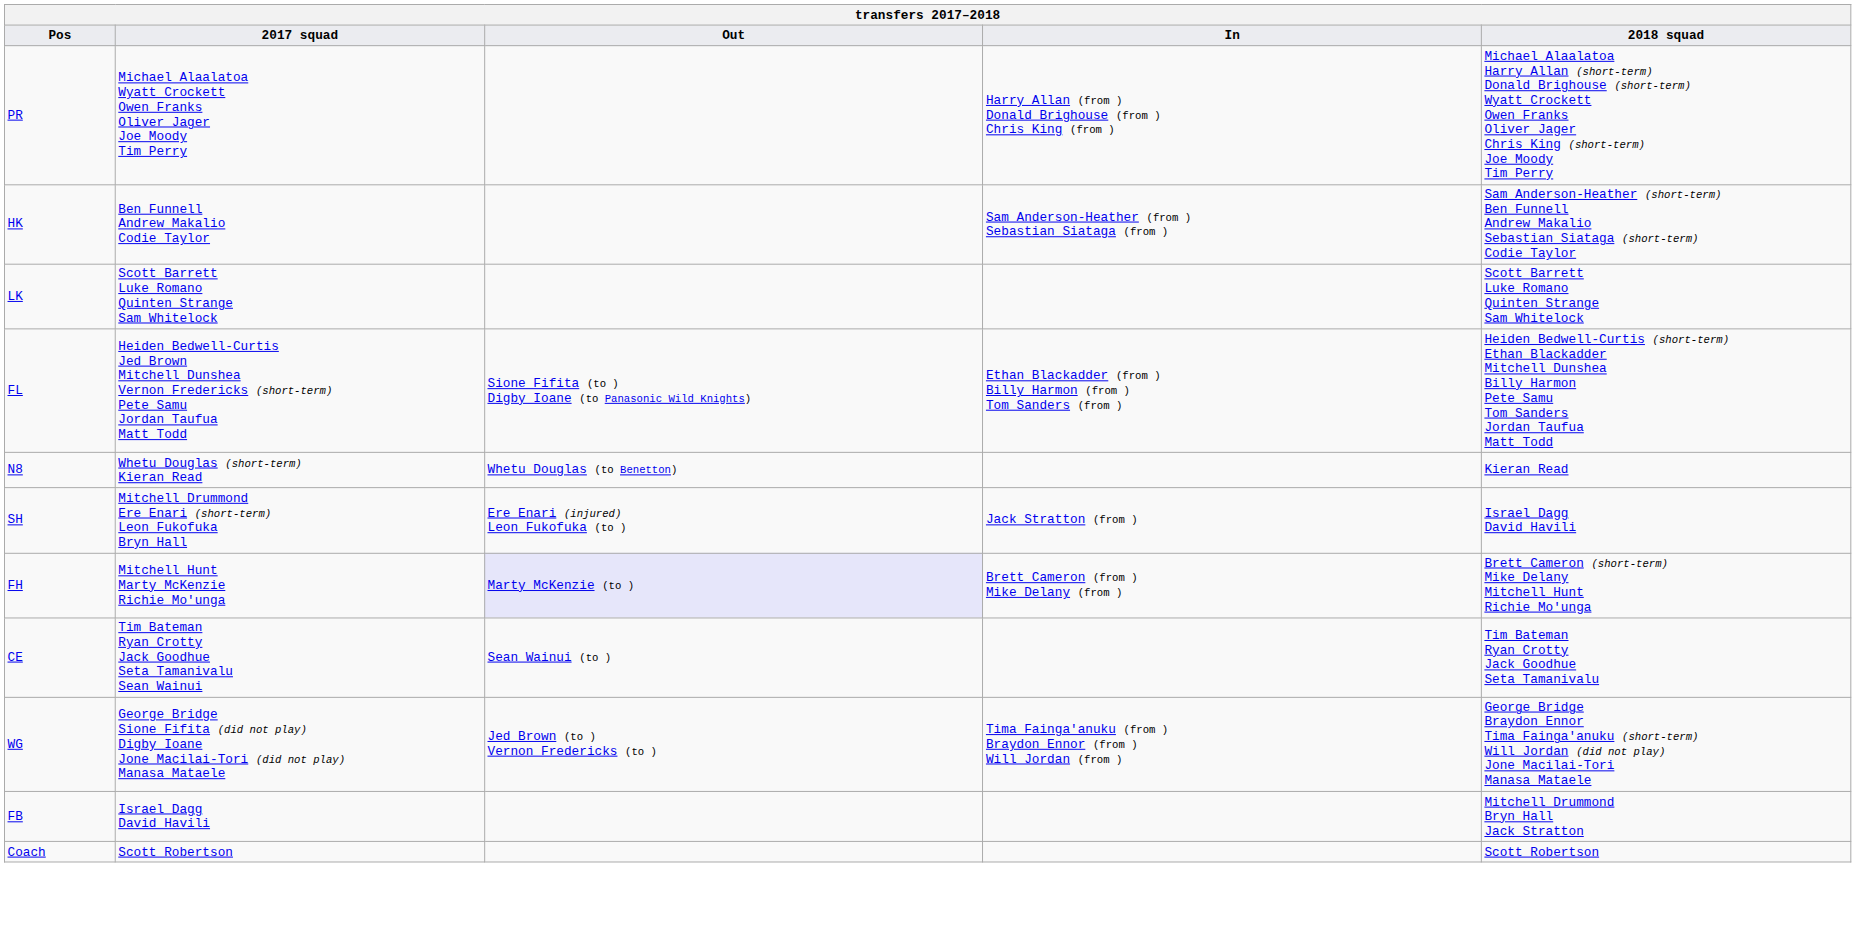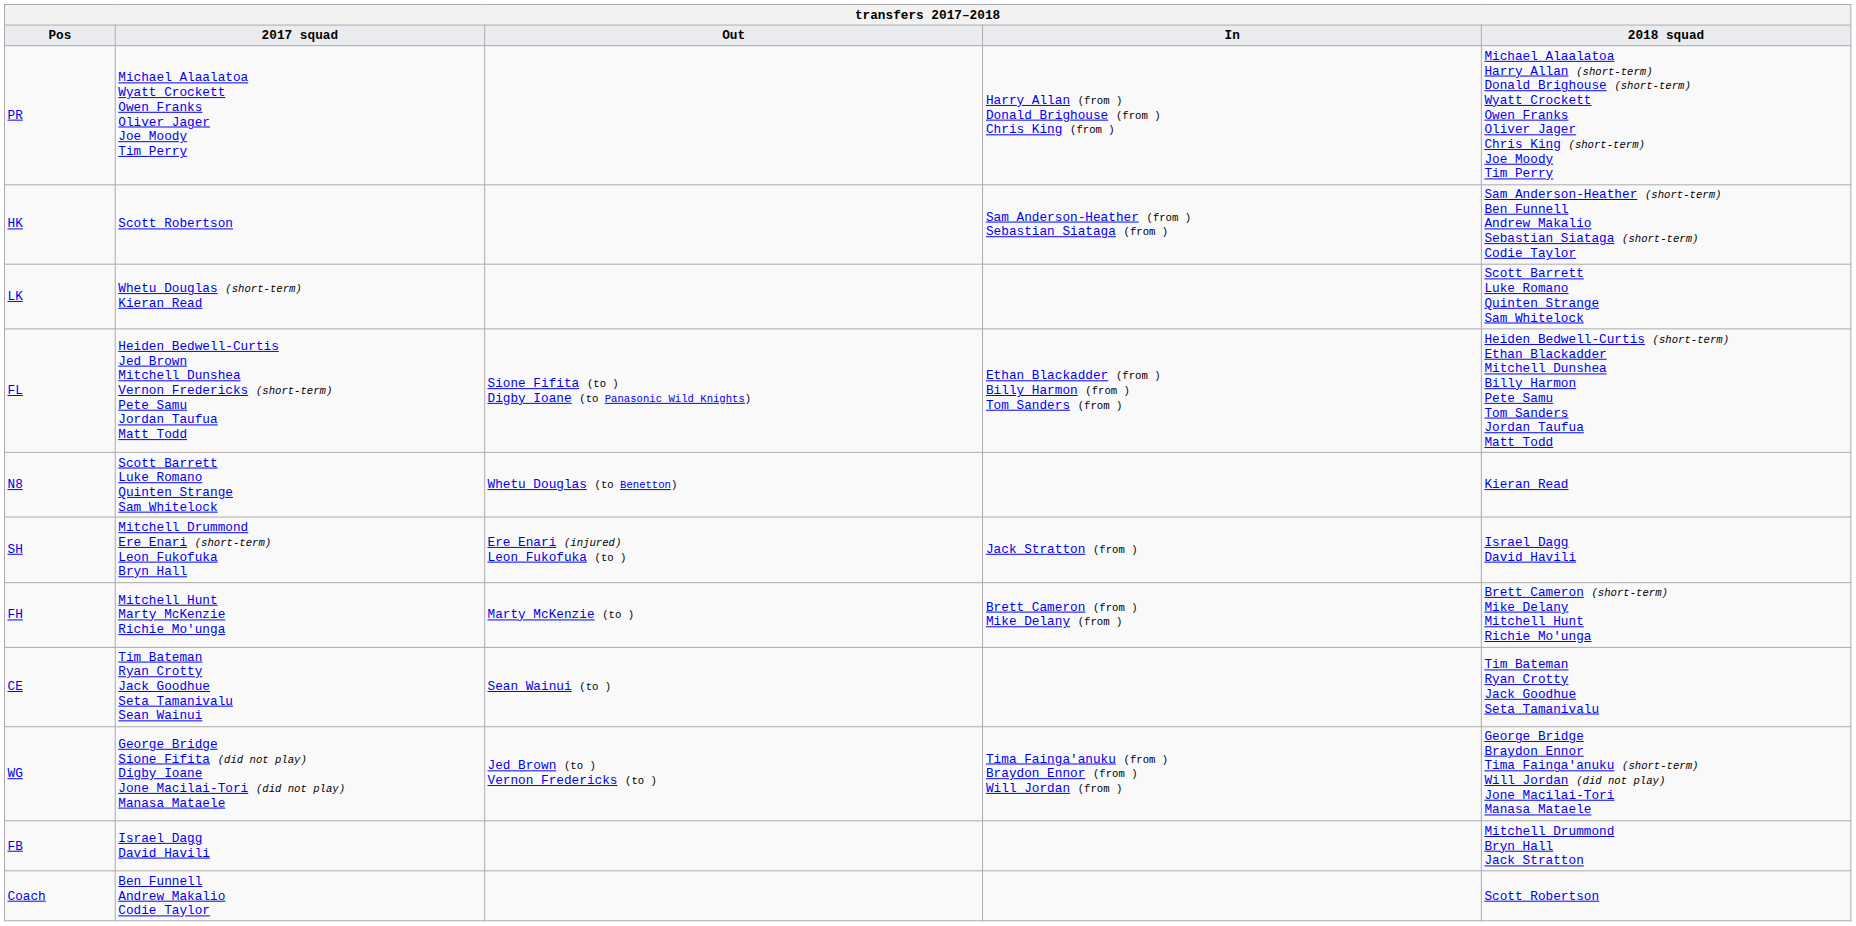(172, 224) Ben Funnell Andrew Makalio Codie Taylor -> (176, 224) Scott Robertson
(176, 296) Scott Barrett Luke Romano Quinten Strange Sam Whitelock -> (210, 296) Whetu Douglas (short-term) Kieran Read
(210, 470) Whetu Douglas (short-term) Kieran Read -> (176, 485) Scott Barrett Luke Romano Quinten Strange Sam Whitelock
(561, 585) lavender background -> (561, 615) no background
(176, 852) Scott Robertson -> (172, 896) Ben Funnell Andrew Makalio Codie Taylor
